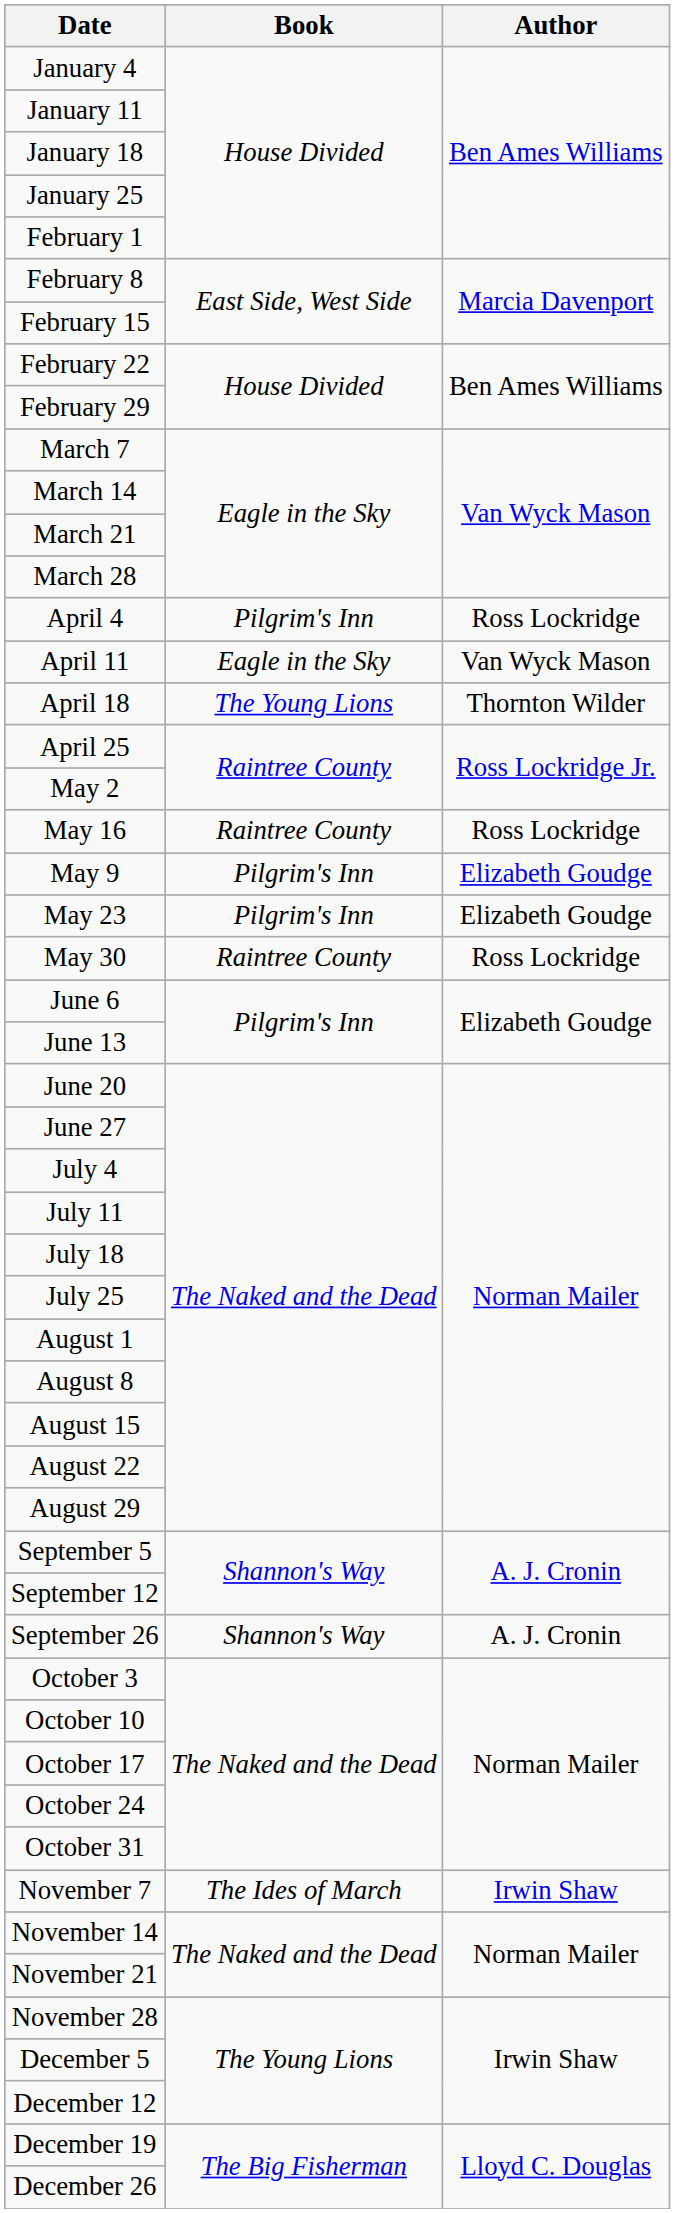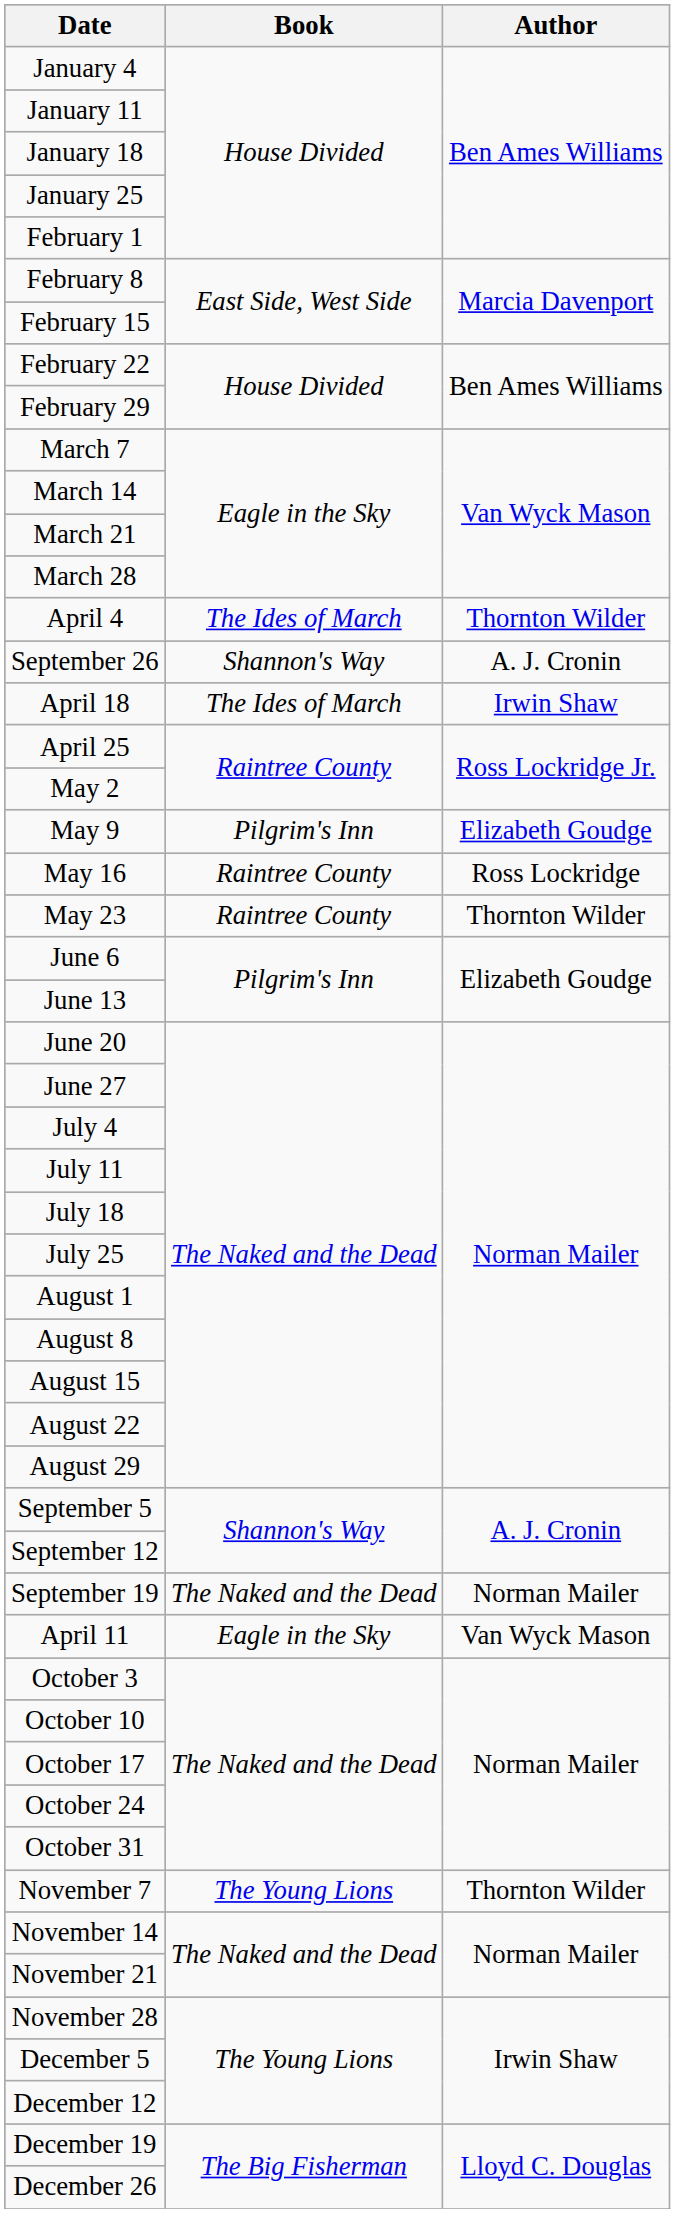(304, 618) Pilgrim's Inn -> (304, 618) The Ides of March
(556, 618) Ross Lockridge -> (556, 618) Thornton Wilder
rows swapped: (85, 661) <-> (85, 1635)
(304, 703) The Young Lions -> (304, 703) The Ides of March
(556, 703) Thornton Wilder -> (556, 703) Irwin Shaw
rows swapped: (85, 873) <-> (85, 830)
(304, 915) Pilgrim's Inn -> (304, 915) Raintree County
(556, 915) Elizabeth Goudge -> (556, 915) Thornton Wilder
- row: (85, 957)
+ row: (85, 1593)
(304, 1890) The Ides of March -> (304, 1890) The Young Lions
(556, 1890) Irwin Shaw -> (556, 1890) Thornton Wilder
